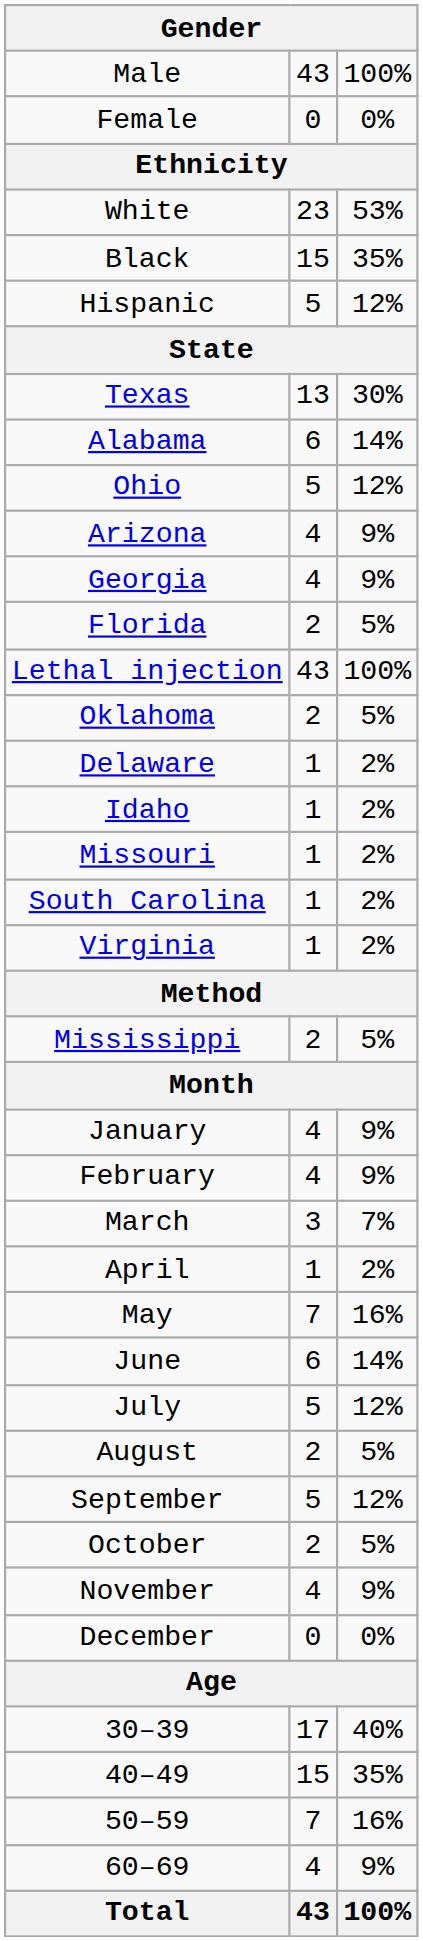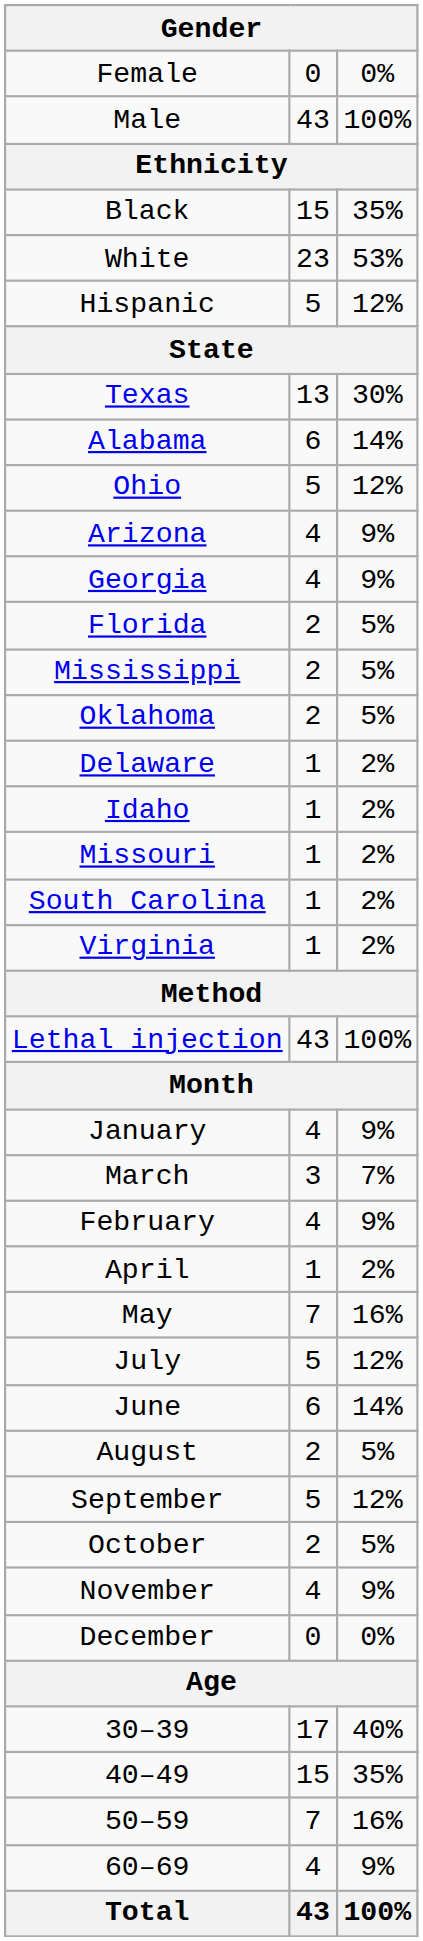rows swapped: (147, 74) <-> (147, 120)
rows swapped: (147, 212) <-> (147, 258)
rows swapped: (147, 1040) <-> (147, 672)
rows swapped: (147, 1177) <-> (147, 1223)
rows swapped: (147, 1361) <-> (147, 1407)
